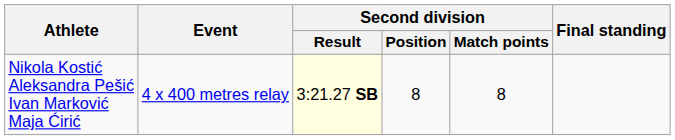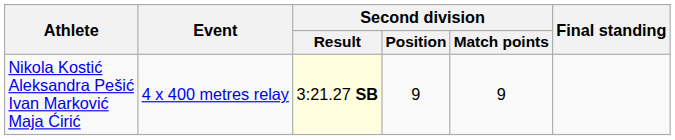(416, 95) 8 -> (416, 95) 9
(501, 95) 8 -> (501, 95) 9
